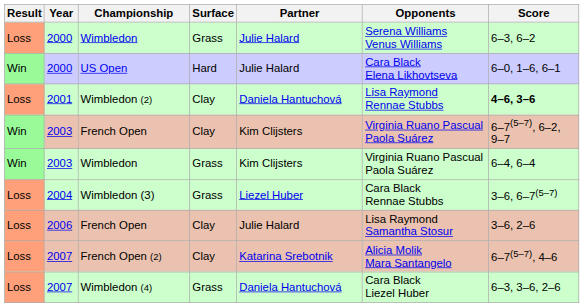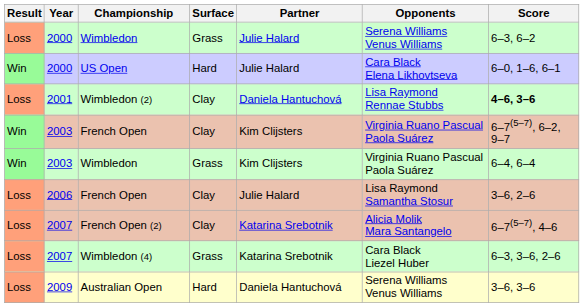- row: (60, 194)
(290, 287) Daniela Hantuchová -> (286, 256) Katarina Srebotnik
+ row: (60, 287)
